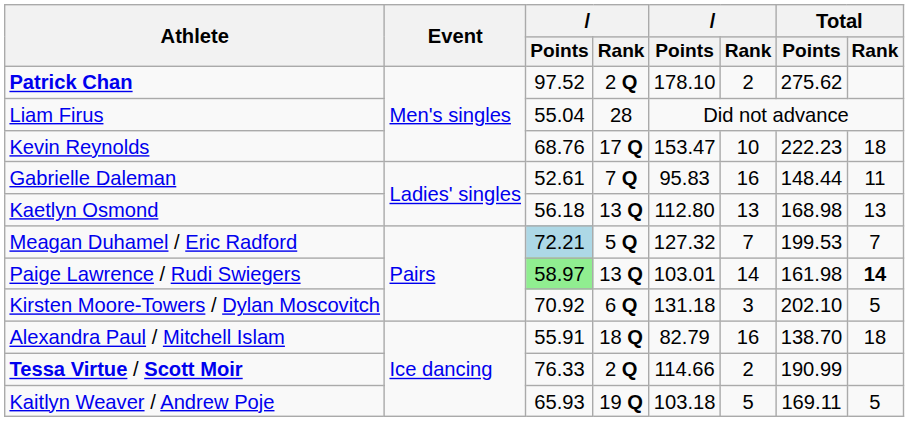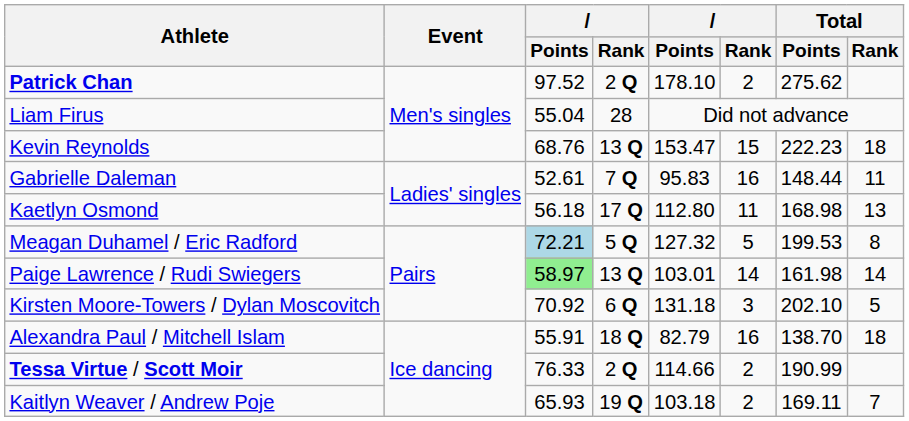(621, 147) 17 Q -> (621, 147) 13 Q
(748, 147) 10 -> (748, 147) 15
(621, 210) 13 Q -> (621, 210) 17 Q
(748, 210) 13 -> (748, 210) 11
(748, 242) 7 -> (748, 242) 5
(875, 242) 7 -> (875, 242) 8
(875, 274) bold -> (875, 274) normal
(748, 401) 5 -> (748, 401) 2
(875, 401) 5 -> (875, 401) 7
